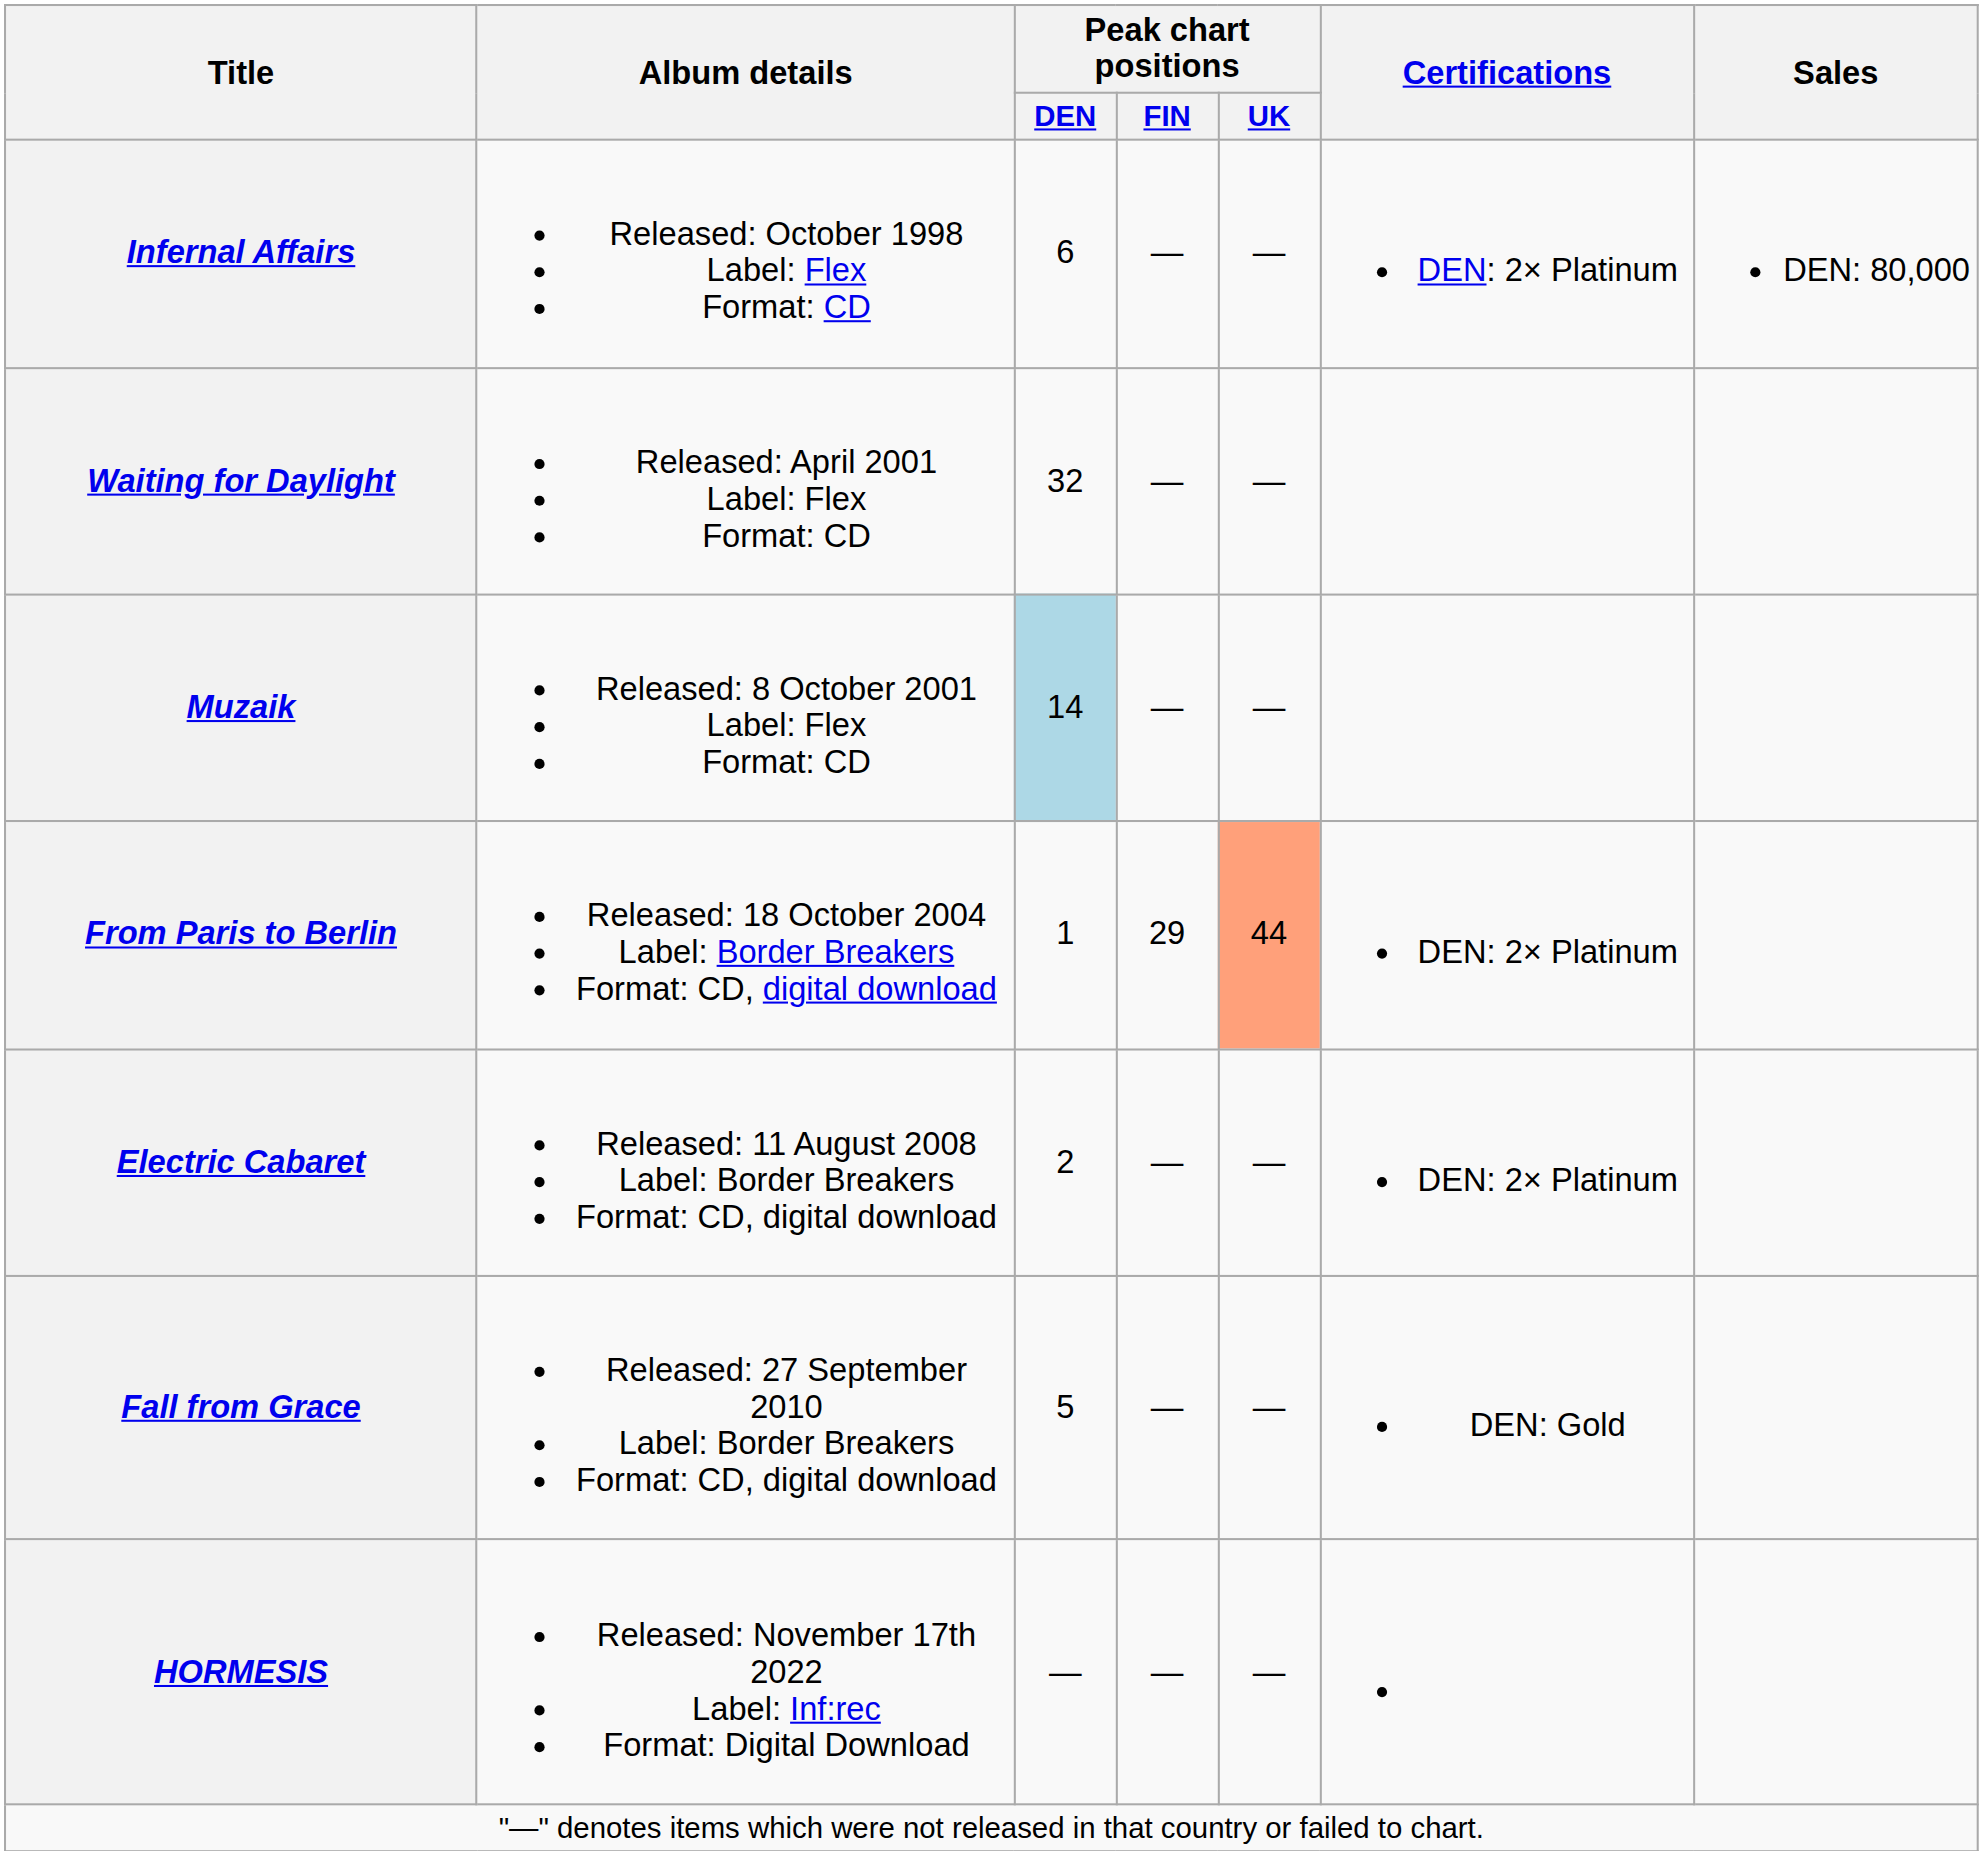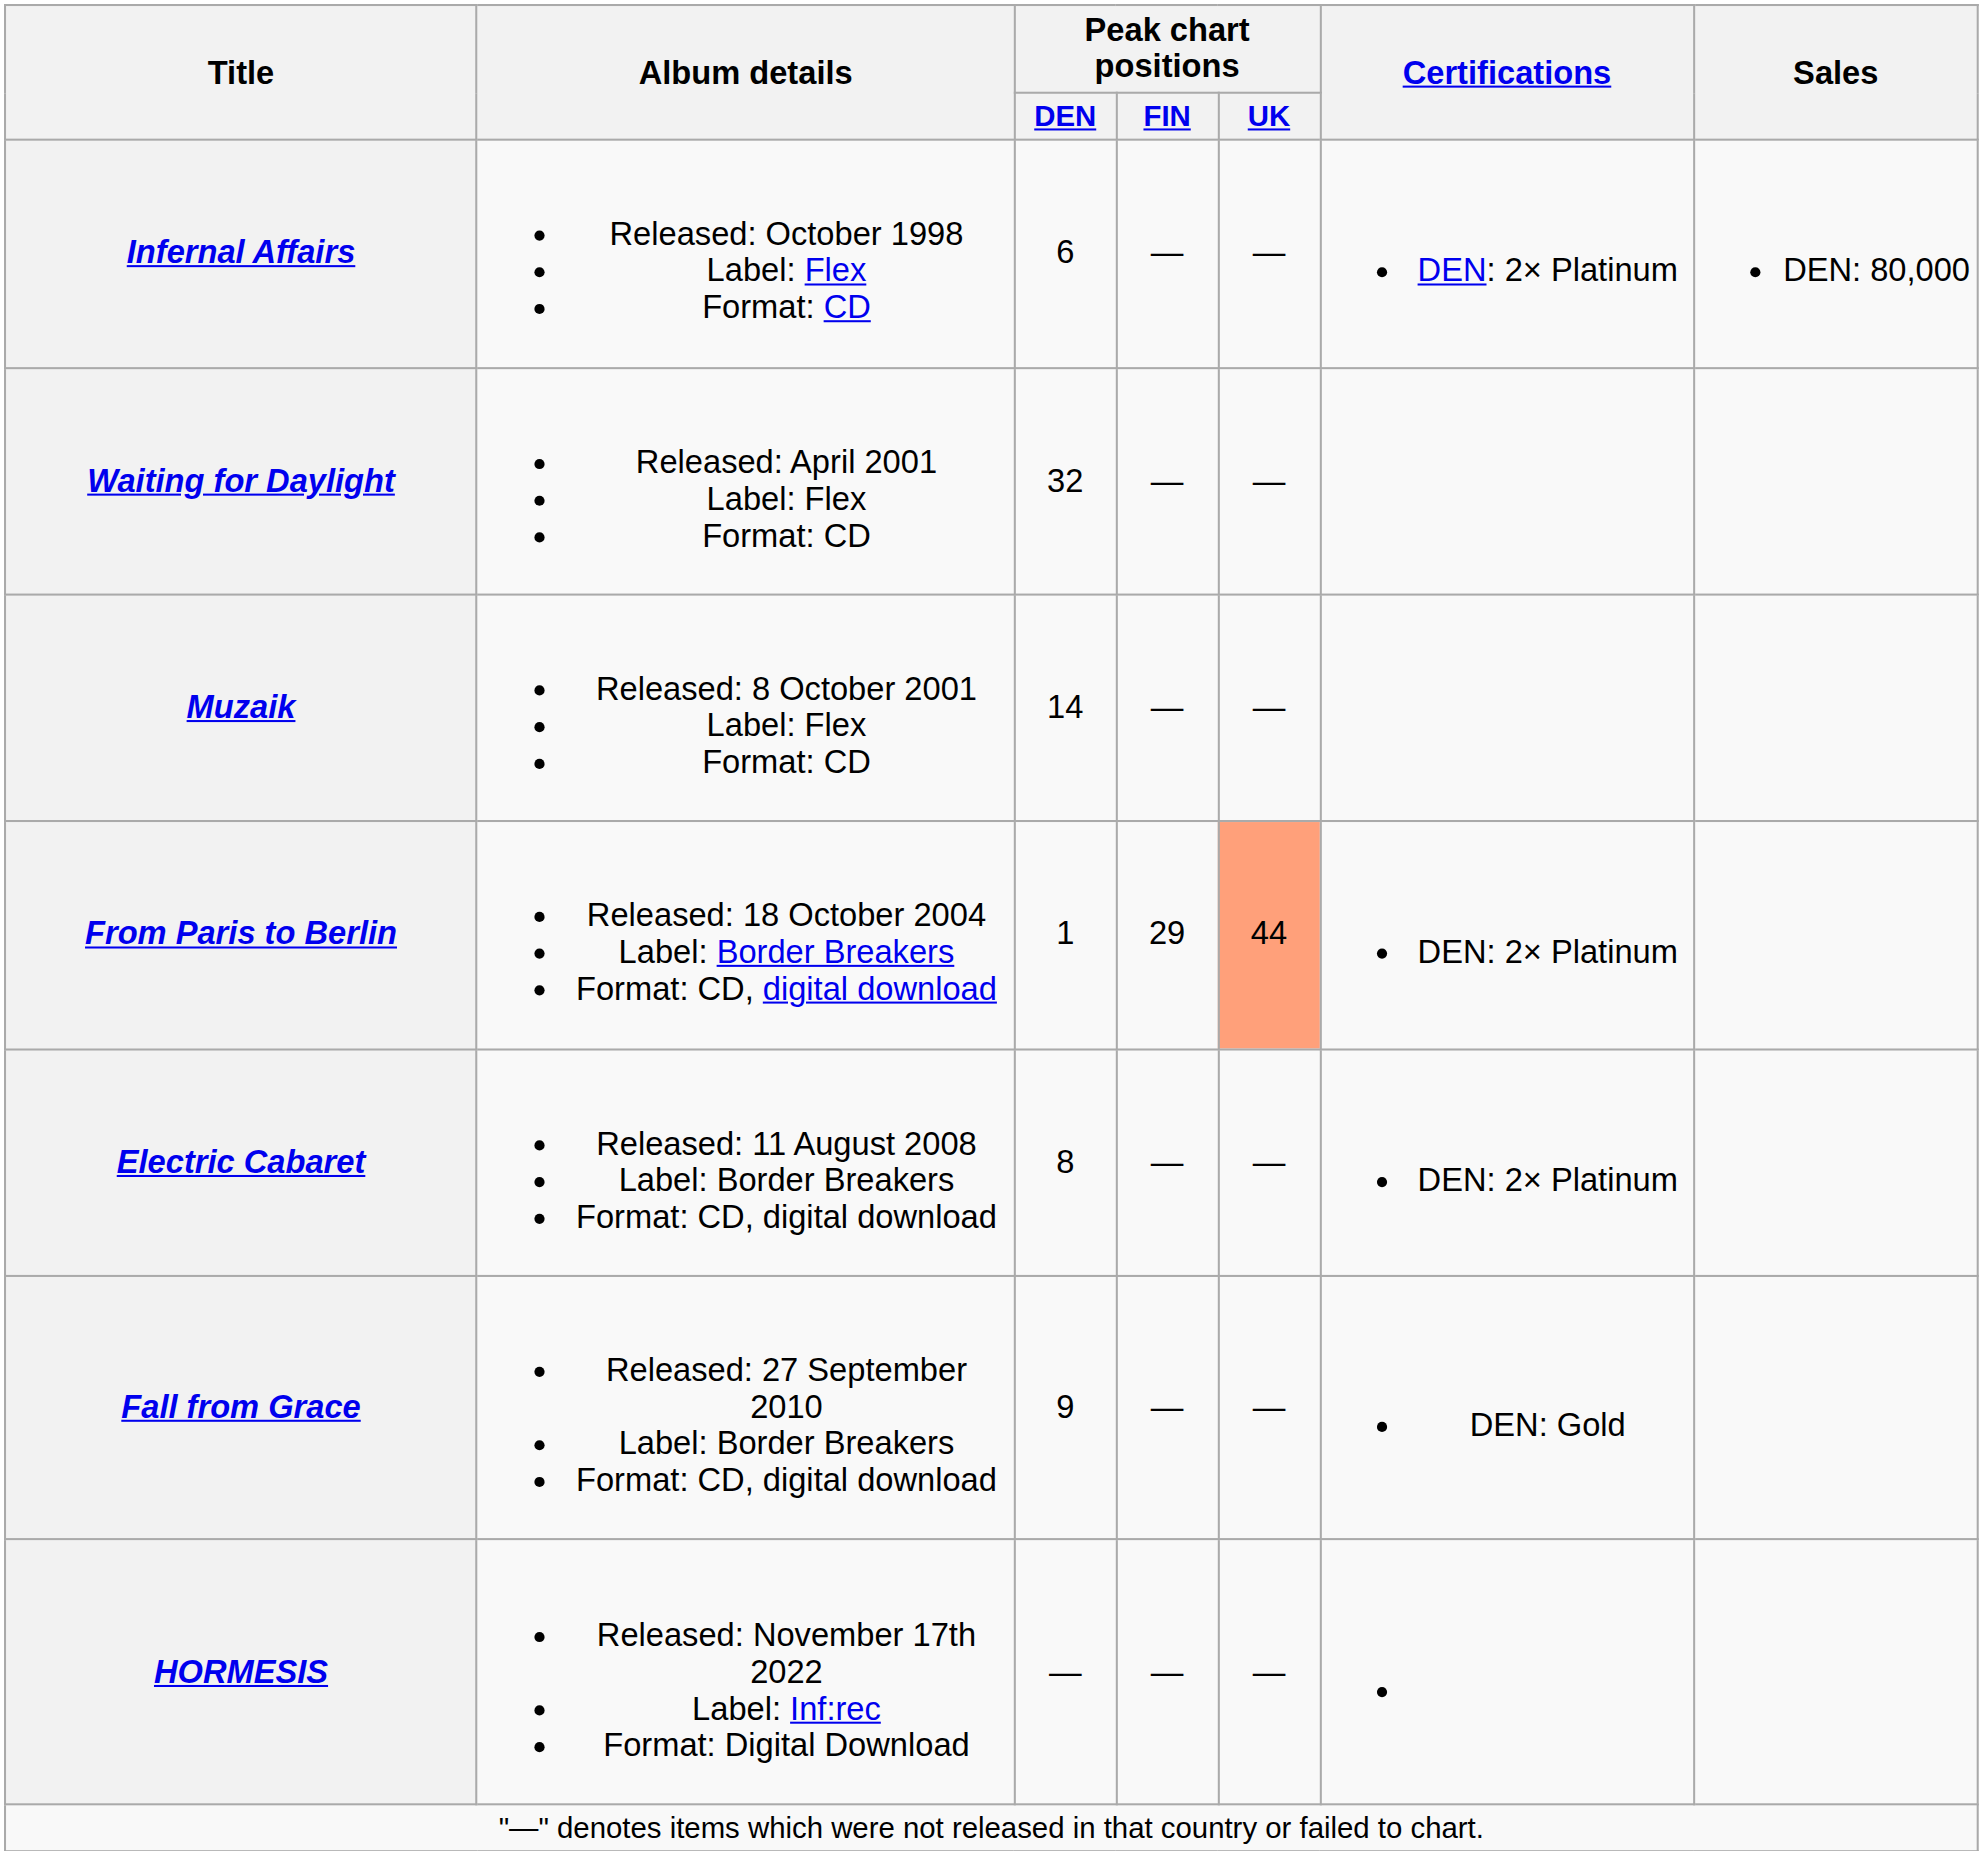(1065, 707) lightblue background -> (1065, 707) no background
(1065, 1161) 2 -> (1065, 1161) 8
(1065, 1407) 5 -> (1065, 1407) 9
